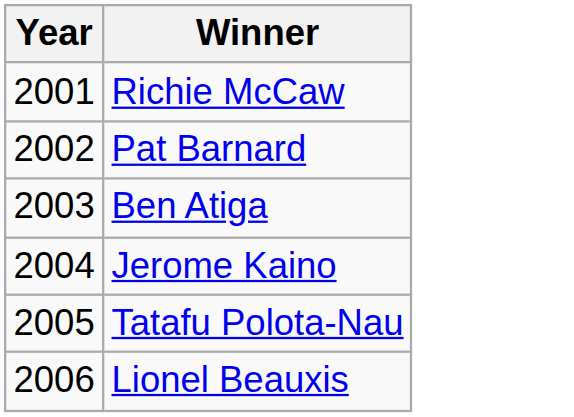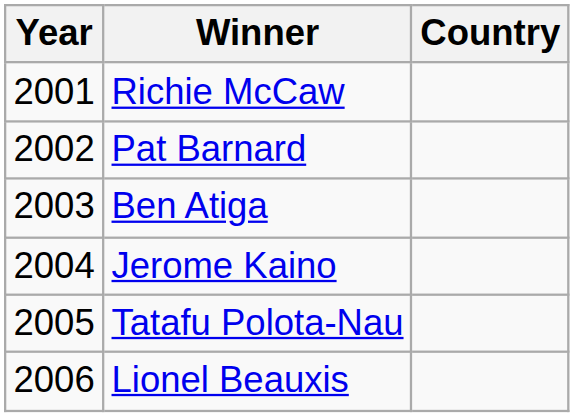+ column: (490, 33)
